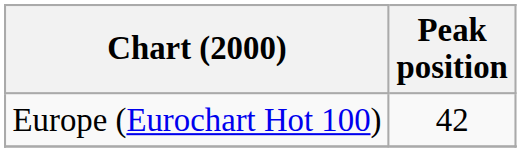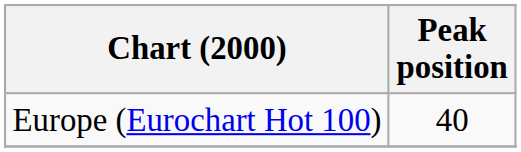(452, 119) 42 -> (452, 119) 40
